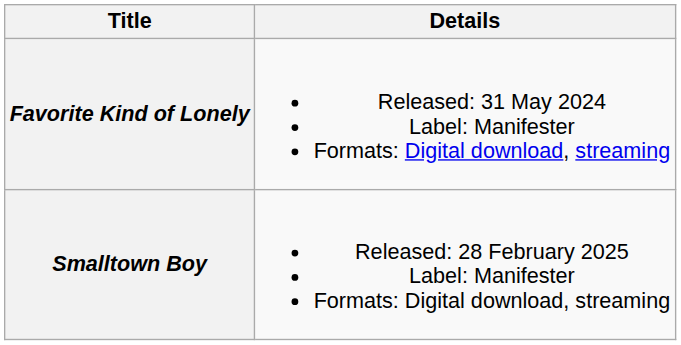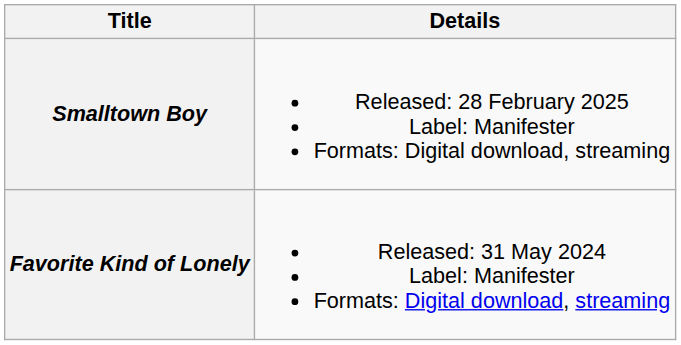rows swapped: (130, 113) <-> (130, 264)
